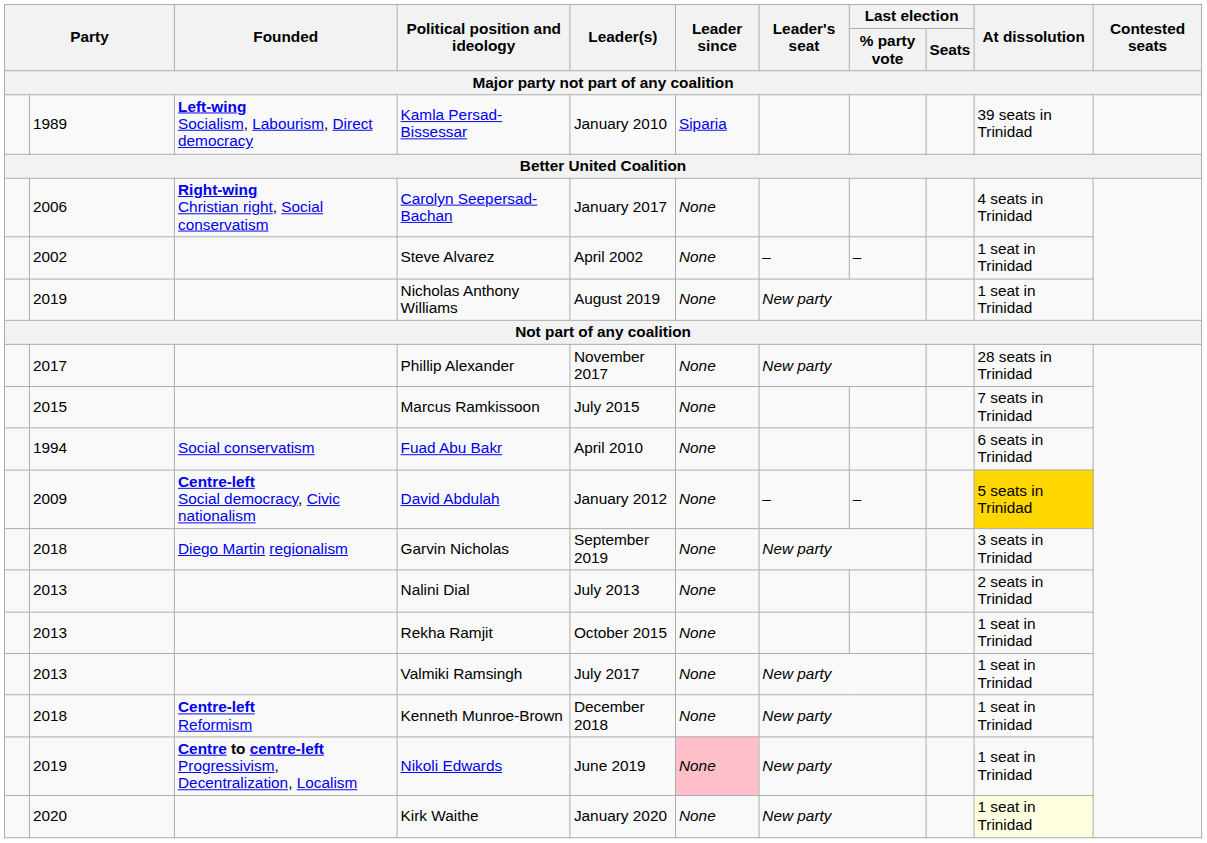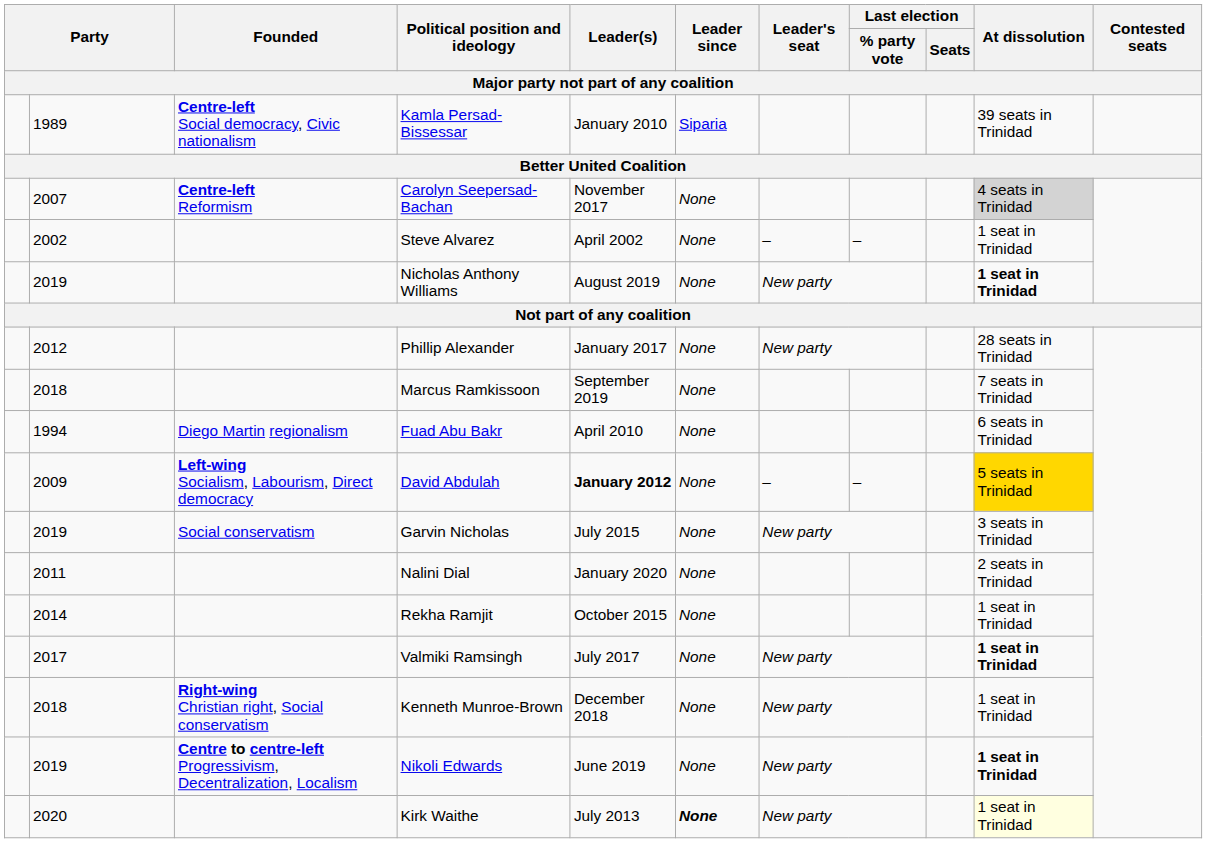(275, 124) Left-wing Socialism, Labourism, Direct democracy -> (259, 124) Centre-left Social democracy, Civic nationalism
(50, 207) 2006 -> (50, 198) 2007
(251, 207) Right-wing Christian right, Social conservatism -> (216, 198) Centre-left Reformism
(620, 207) January 2017 -> (609, 198) November 2017
(1010, 207) no background -> (1010, 198) lightgrey background
(1007, 299) normal -> (1008, 282) bold
(50, 365) 2017 -> (50, 348) 2012
(609, 365) November 2017 -> (620, 348) January 2017
(50, 407) 2015 -> (50, 389) 2018
(607, 407) July 2015 -> (611, 389) September 2019
(246, 448) Social conservatism -> (263, 431) Diego Martin regionalism
(259, 499) Centre-left Social democracy, Civic nationalism -> (275, 481) Left-wing Socialism, Labourism, Direct democracy
(620, 499) normal -> (623, 481) bold
(50, 549) 2018 -> (50, 532) 2019
(263, 549) Diego Martin regionalism -> (246, 532) Social conservatism
(611, 549) September 2019 -> (607, 532) July 2015
(50, 590) 2013 -> (49, 573) 2011
(607, 590) July 2013 -> (620, 573) January 2020
(50, 632) 2013 -> (50, 615) 2014
(50, 674) 2013 -> (50, 656) 2017
(1007, 674) normal -> (1008, 656) bold
(216, 715) Centre-left Reformism -> (251, 707) Right-wing Christian right, Social conservatism
(697, 766) pink background -> (697, 766) no background
(1007, 766) normal -> (1008, 766) bold
(620, 816) January 2020 -> (607, 816) July 2013
(697, 816) normal -> (698, 816) bold
